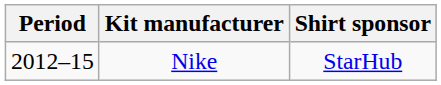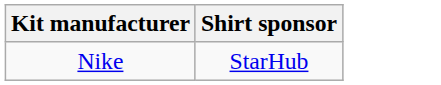- column: (52, 23)
